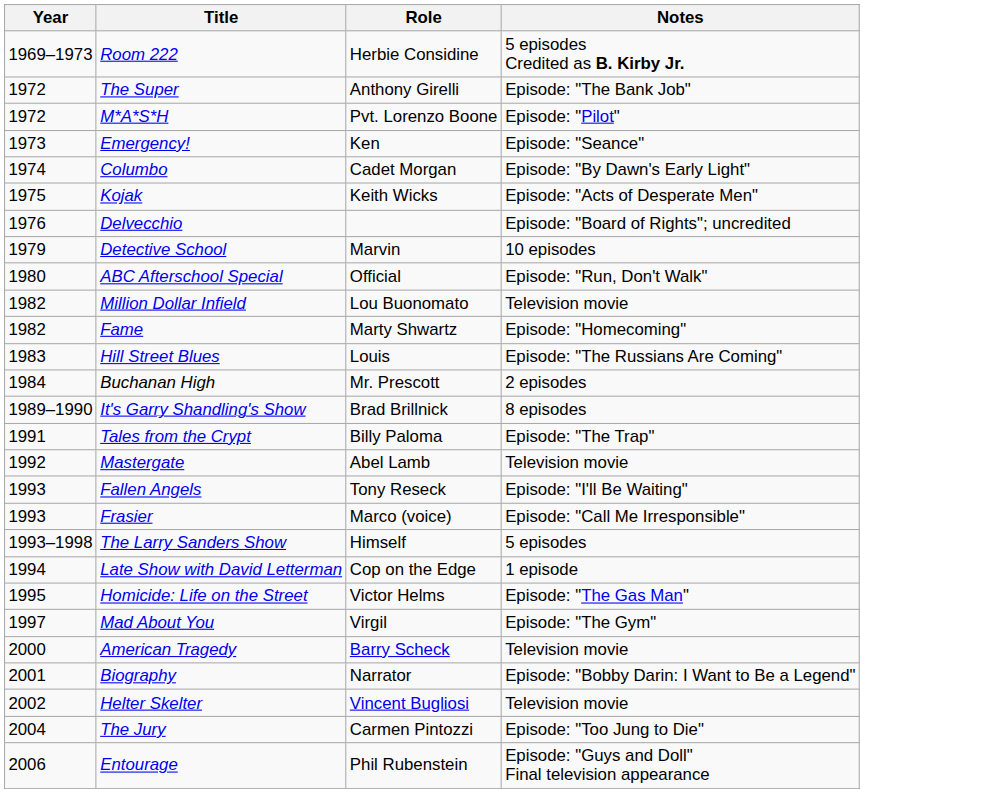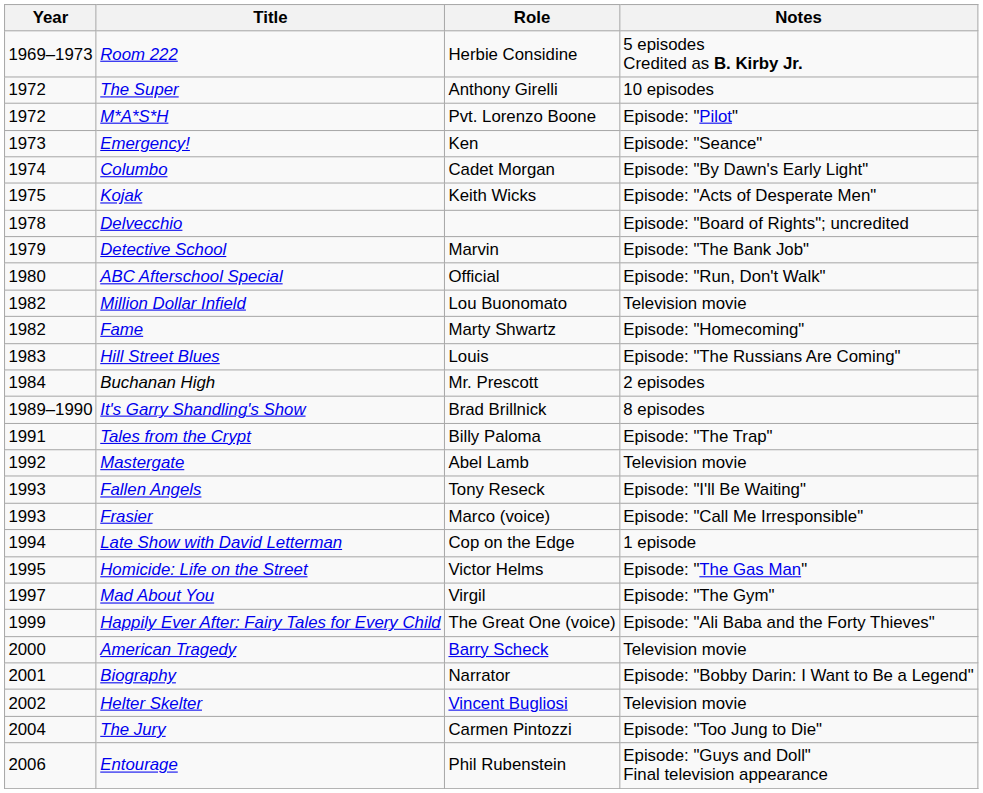(598, 90) Episode: "The Bank Job" -> (669, 90) 10 episodes
(27, 223) 1976 -> (27, 223) 1978
(550, 249) 10 episodes -> (716, 249) Episode: "The Bank Job"
- row: (193, 542)
+ row: (270, 622)
